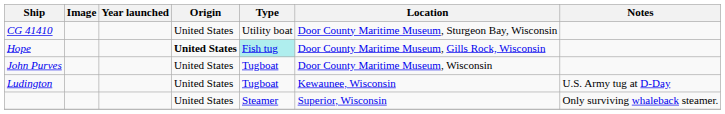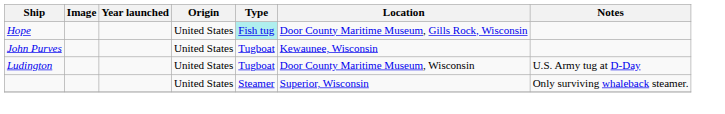- row: (30, 30)
(205, 48) bold -> (204, 30) normal
(395, 65) Door County Maritime Museum, Wisconsin -> (329, 48) Kewaunee, Wisconsin
(347, 83) Kewaunee, Wisconsin -> (377, 65) Door County Maritime Museum, Wisconsin
